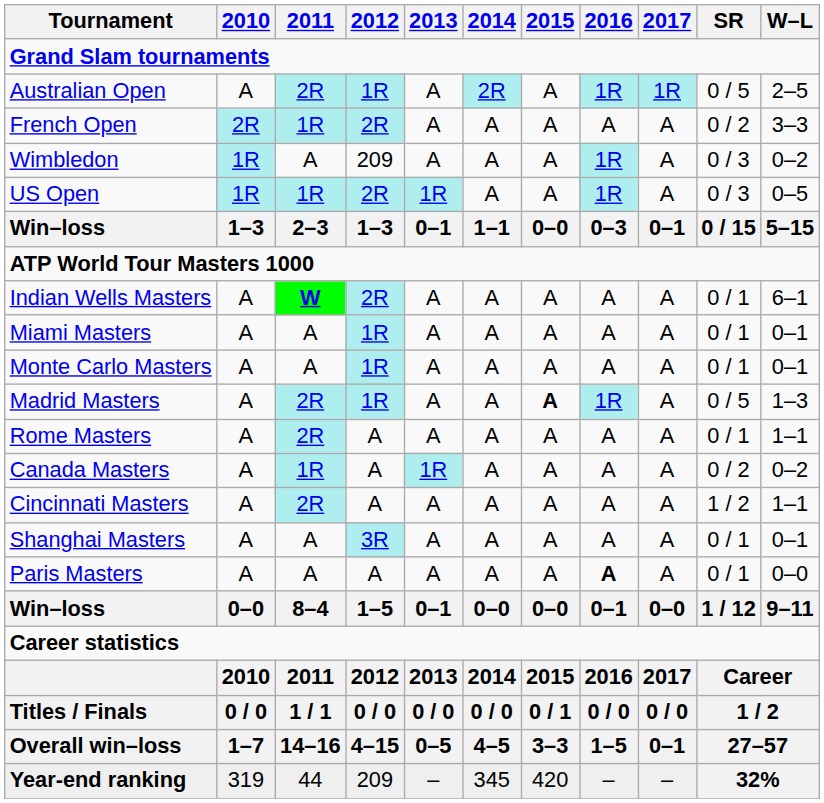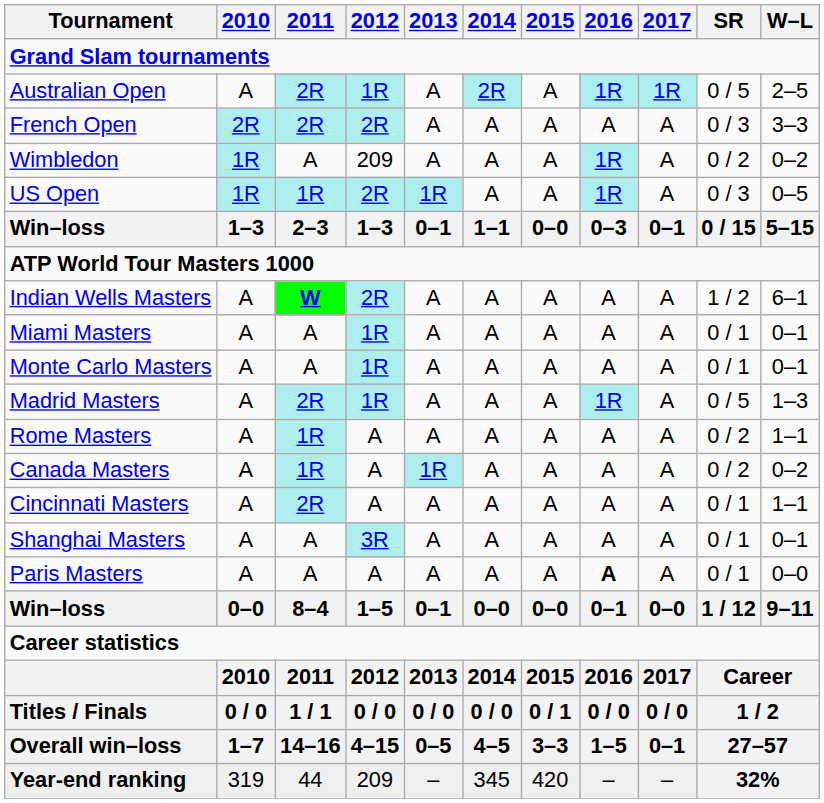(310, 125) 1R -> (310, 125) 2R
(729, 125) 0 / 2 -> (729, 125) 0 / 3
(729, 159) 0 / 3 -> (729, 159) 0 / 2
(729, 297) 0 / 1 -> (729, 297) 1 / 2
(550, 401) bold -> (550, 401) normal
(310, 435) 2R -> (310, 435) 1R
(729, 435) 0 / 1 -> (729, 435) 0 / 2
(729, 504) 1 / 2 -> (729, 504) 0 / 1
